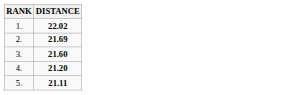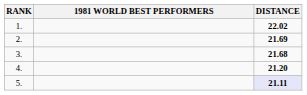+ column: (144, 12)
(58, 54) 21.60 -> (278, 54) 21.68
(58, 83) no background -> (278, 83) lavender background
